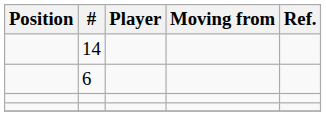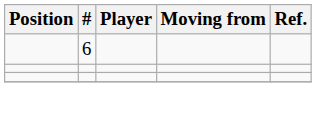- row: (41, 49)
